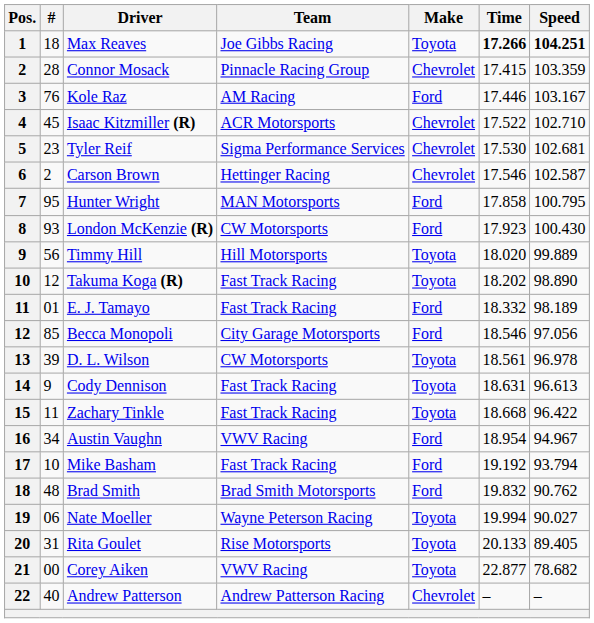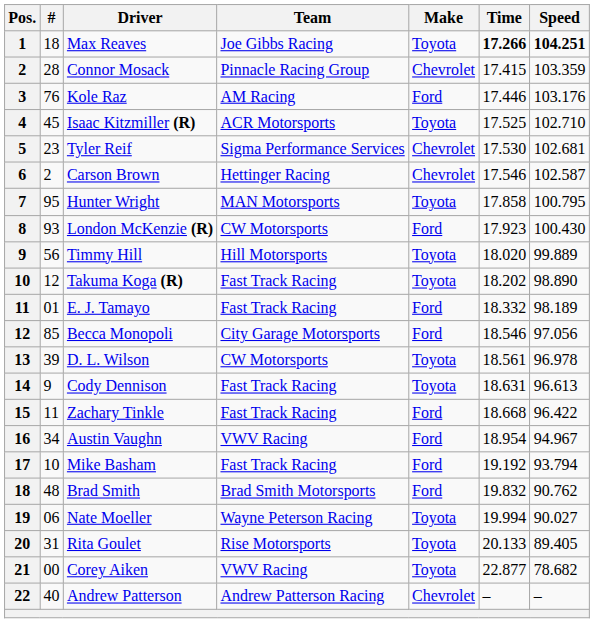(560, 96) 103.167 -> (560, 96) 103.176
(444, 123) Chevrolet -> (434, 123) Toyota
(504, 123) 17.522 -> (504, 123) 17.525
(427, 202) Ford -> (434, 202) Toyota
(434, 412) Toyota -> (427, 412) Ford
